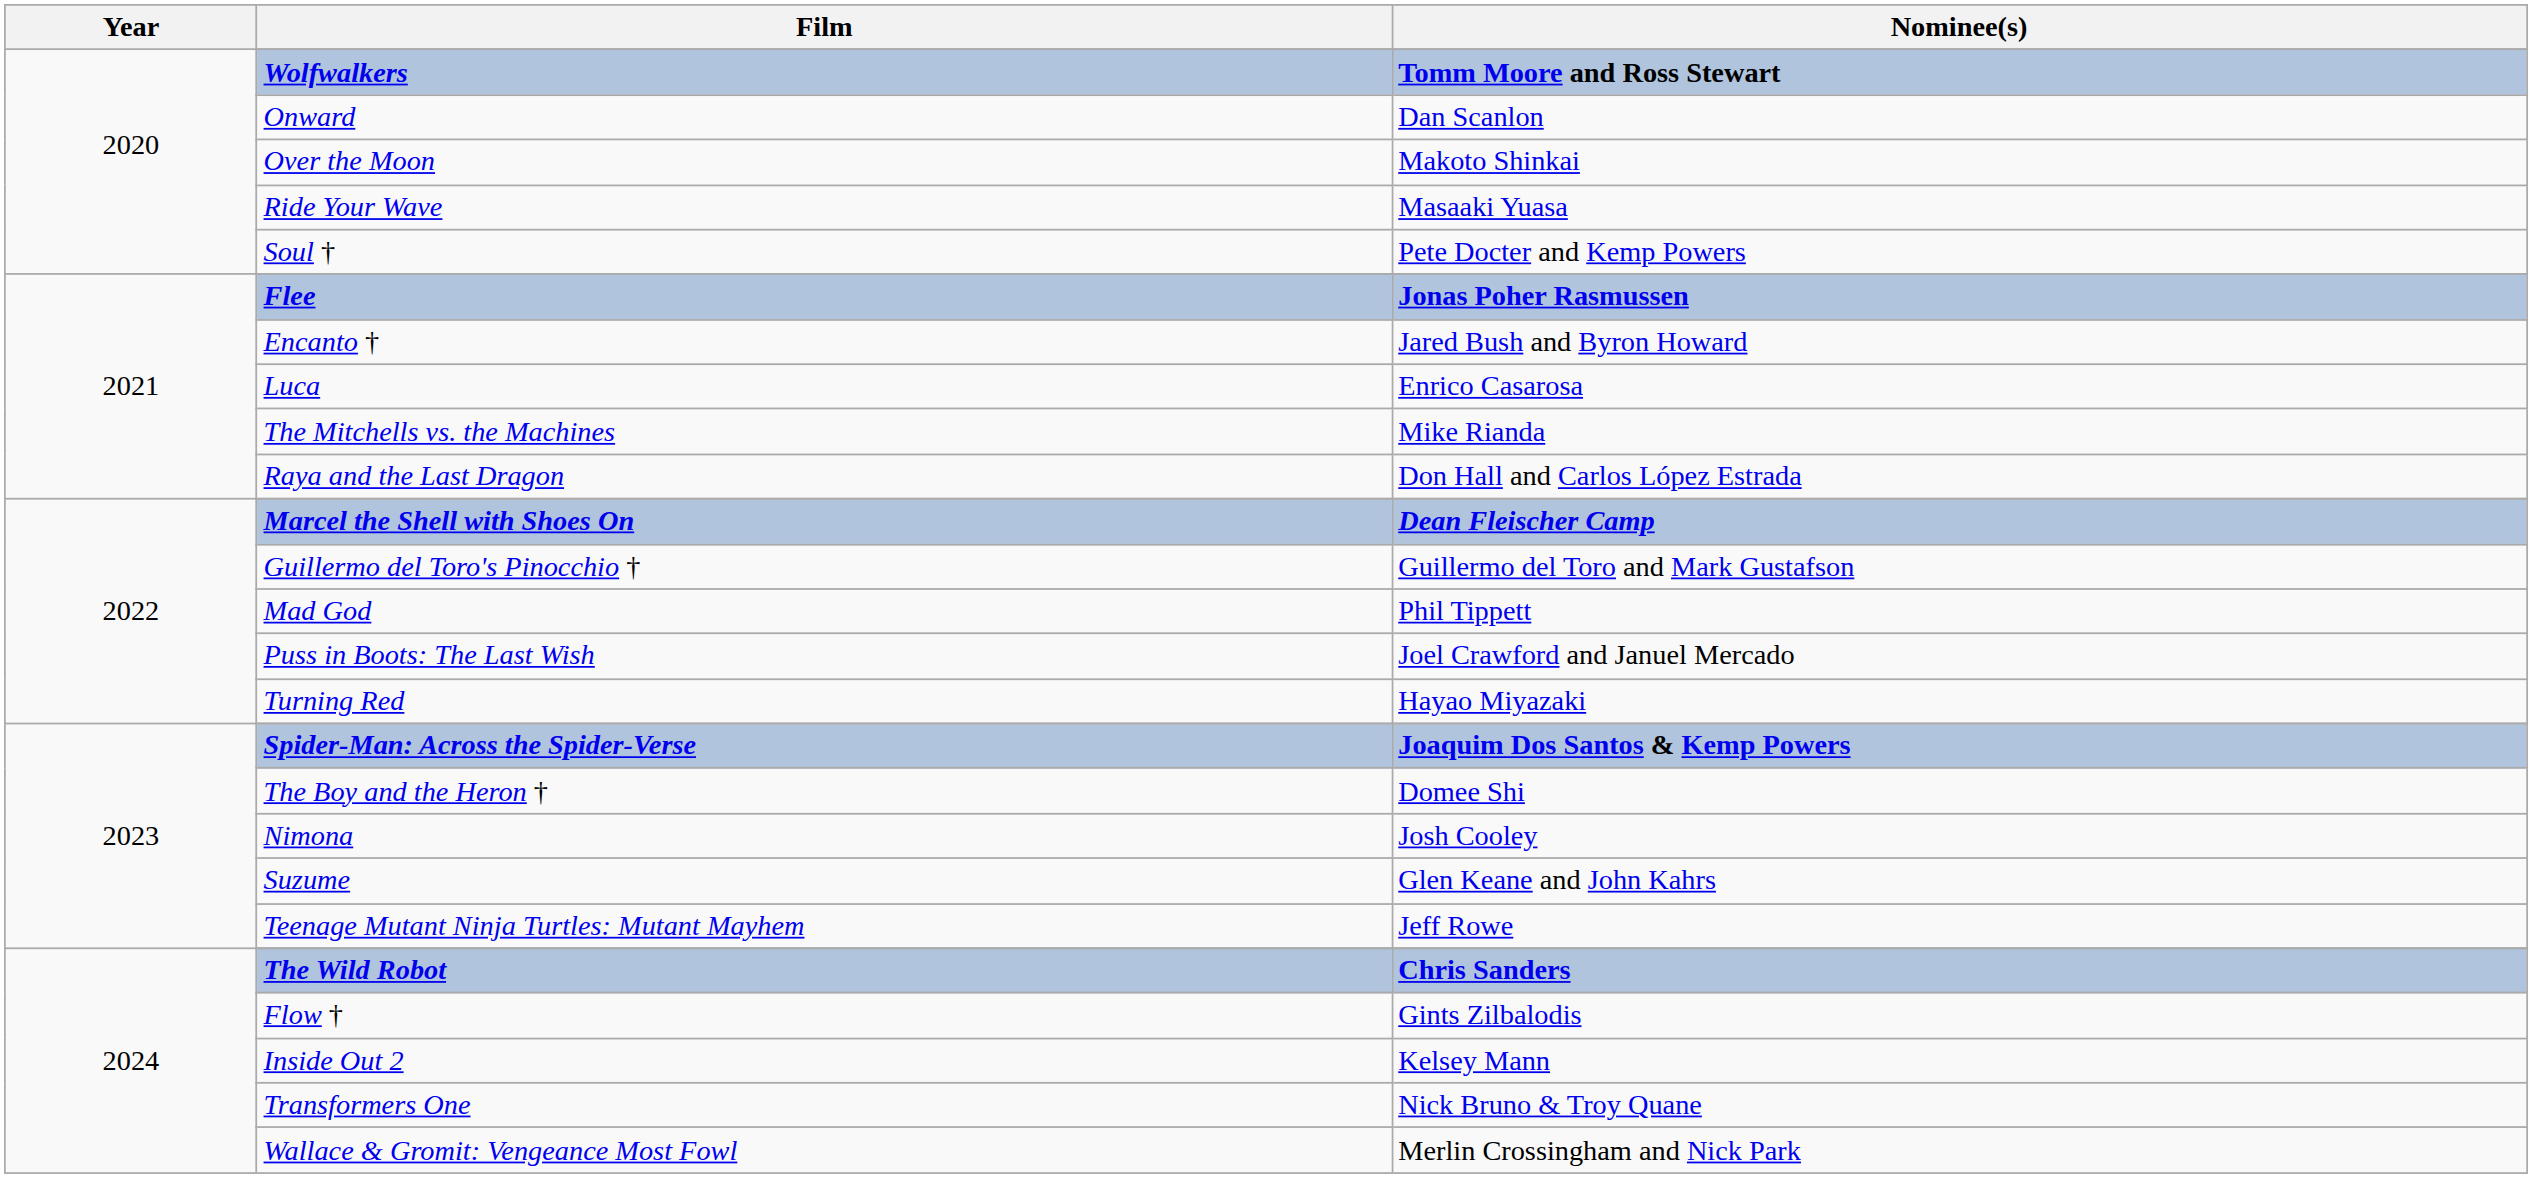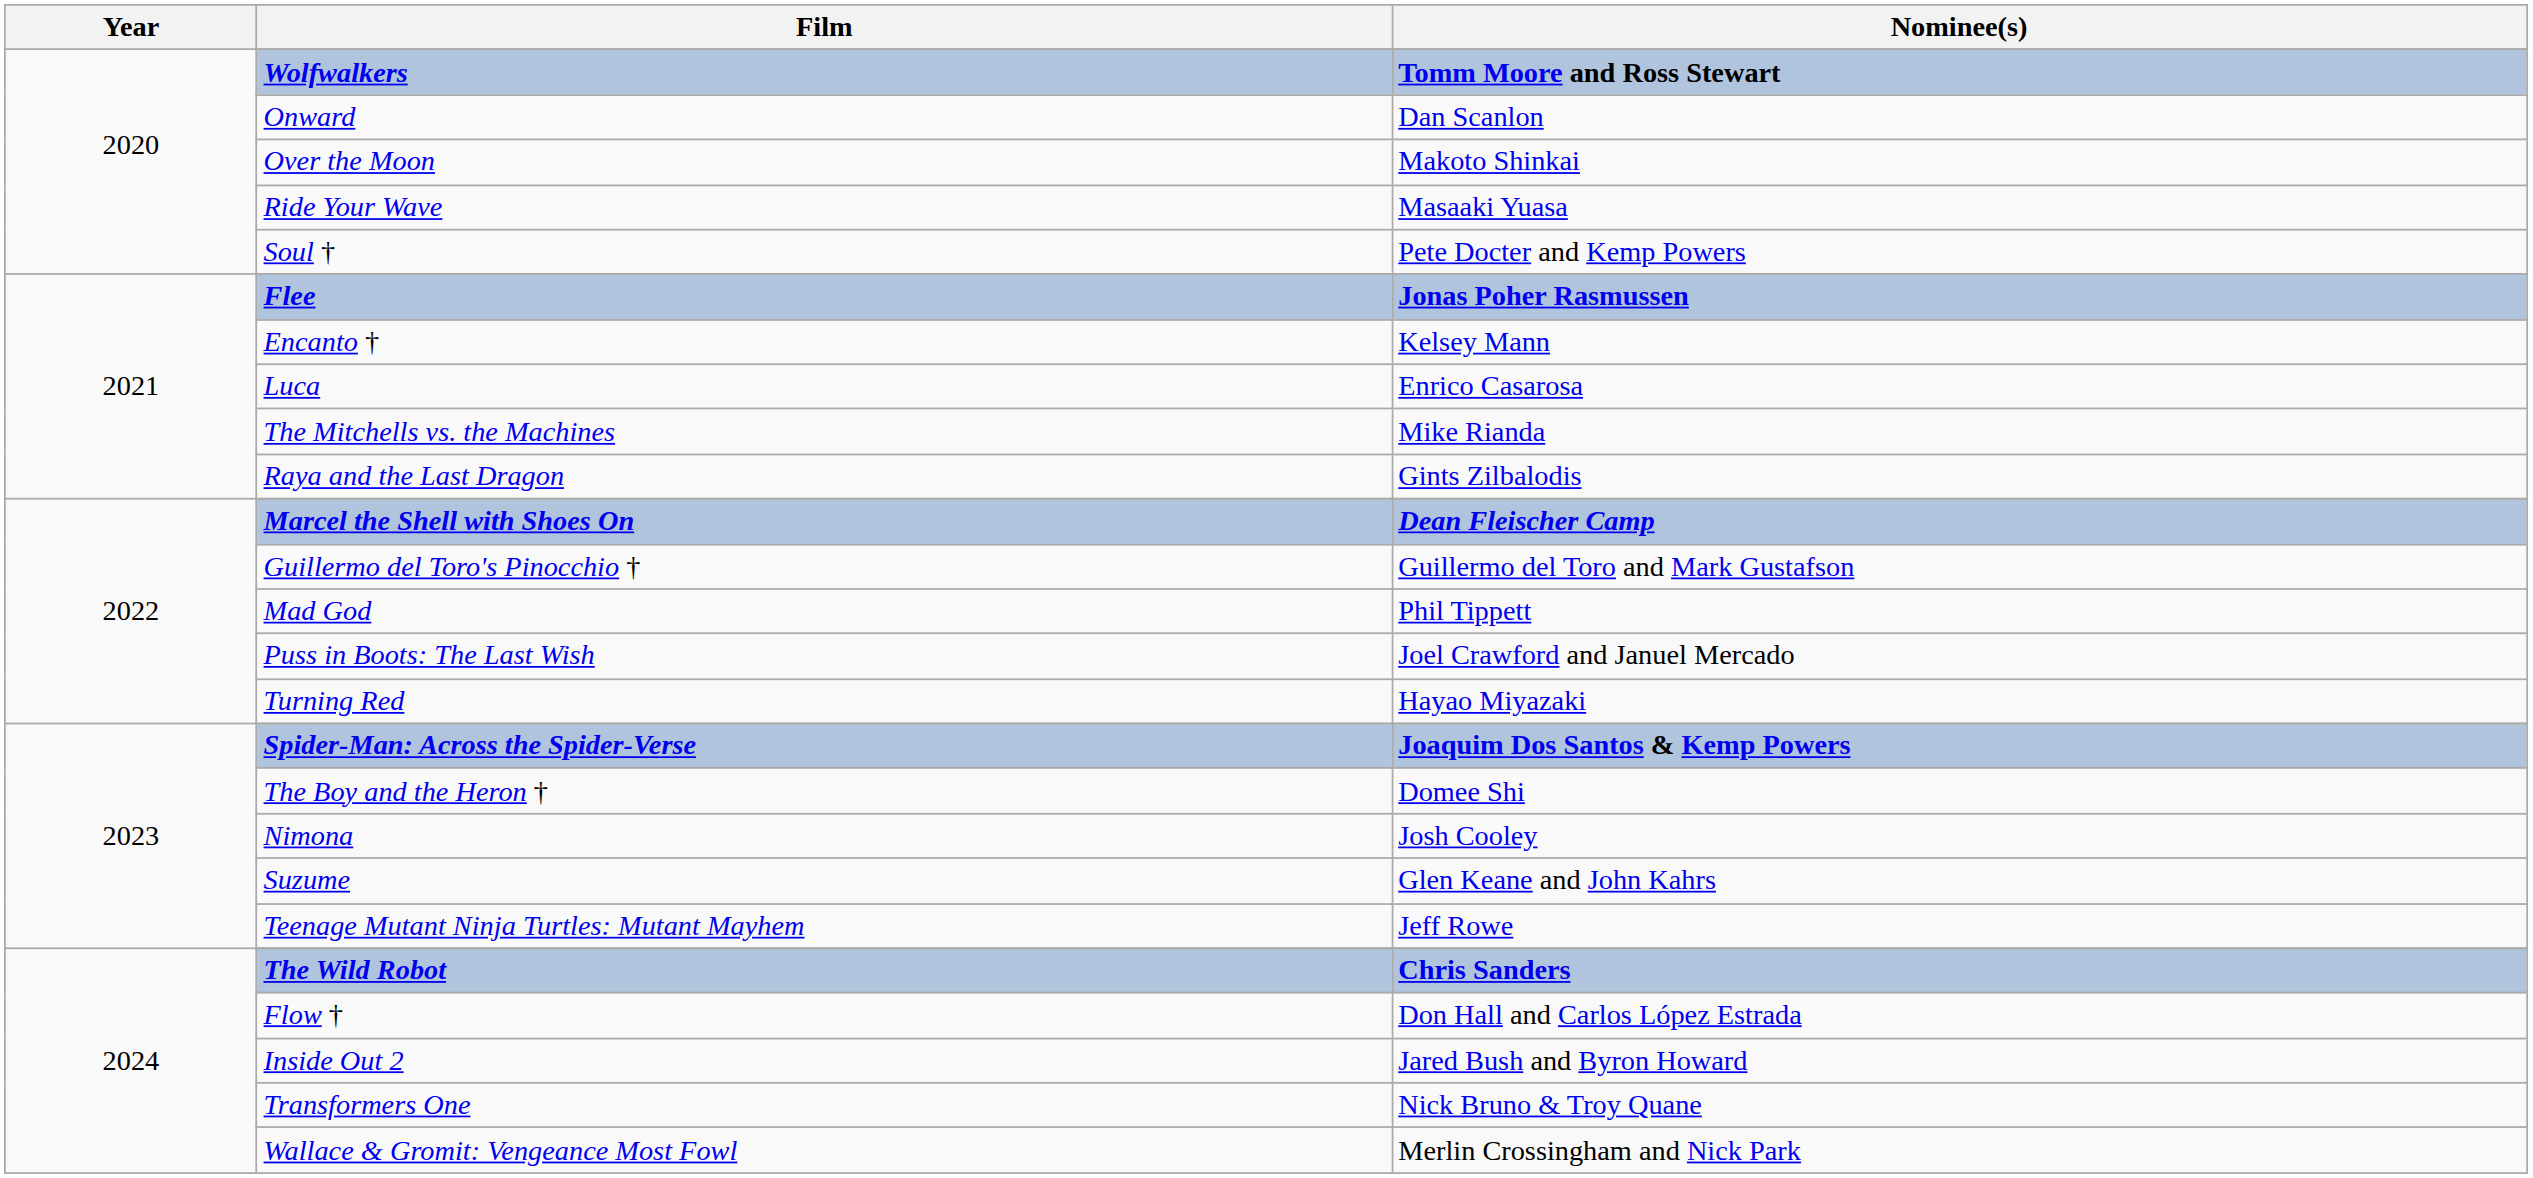(1573, 341) Jared Bush and Byron Howard -> (1474, 341) Kelsey Mann
(1600, 476) Don Hall and Carlos López Estrada -> (1490, 476) Gints Zilbalodis
(1490, 1015) Gints Zilbalodis -> (1600, 1015) Don Hall and Carlos López Estrada
(1474, 1059) Kelsey Mann -> (1573, 1059) Jared Bush and Byron Howard
